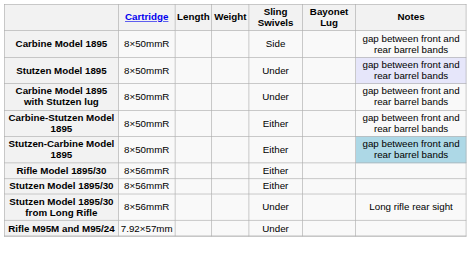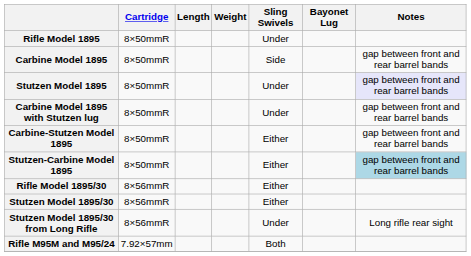+ row: (61, 38)
(276, 228) Under -> (276, 243) Both
